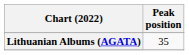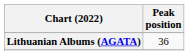(164, 41) 35 -> (164, 41) 36
